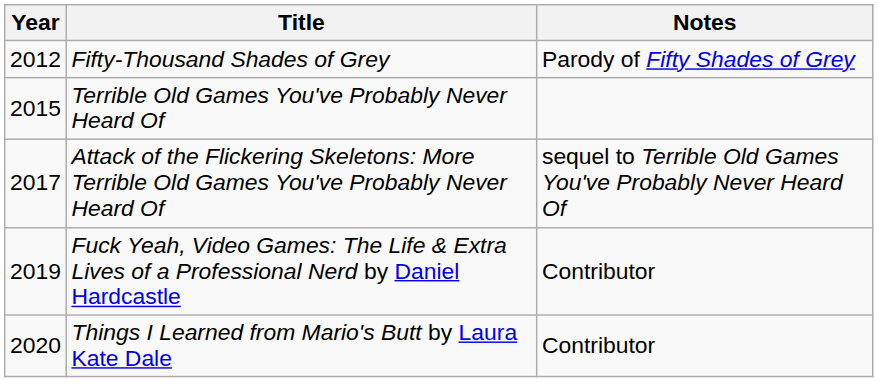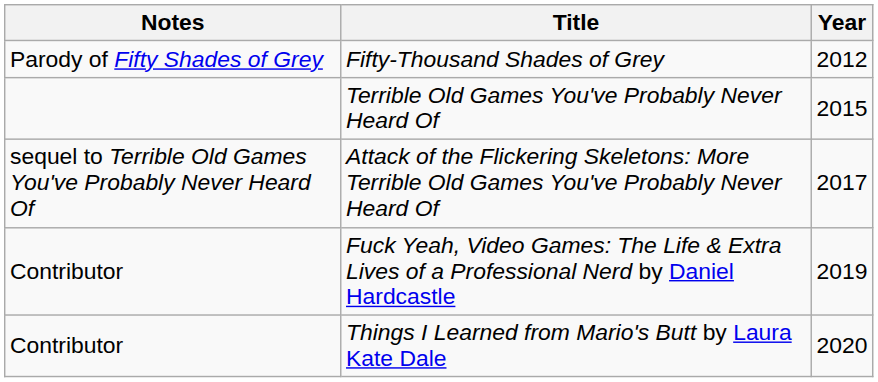columns swapped: (35, 22) <-> (705, 22)
